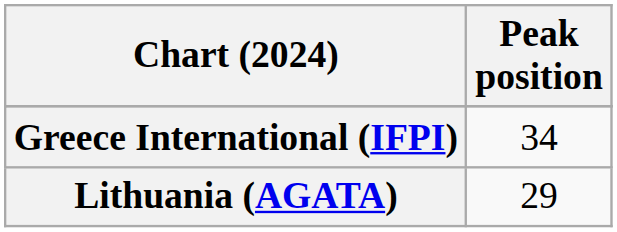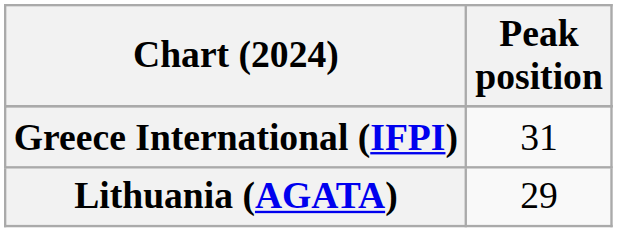(539, 136) 34 -> (539, 136) 31
